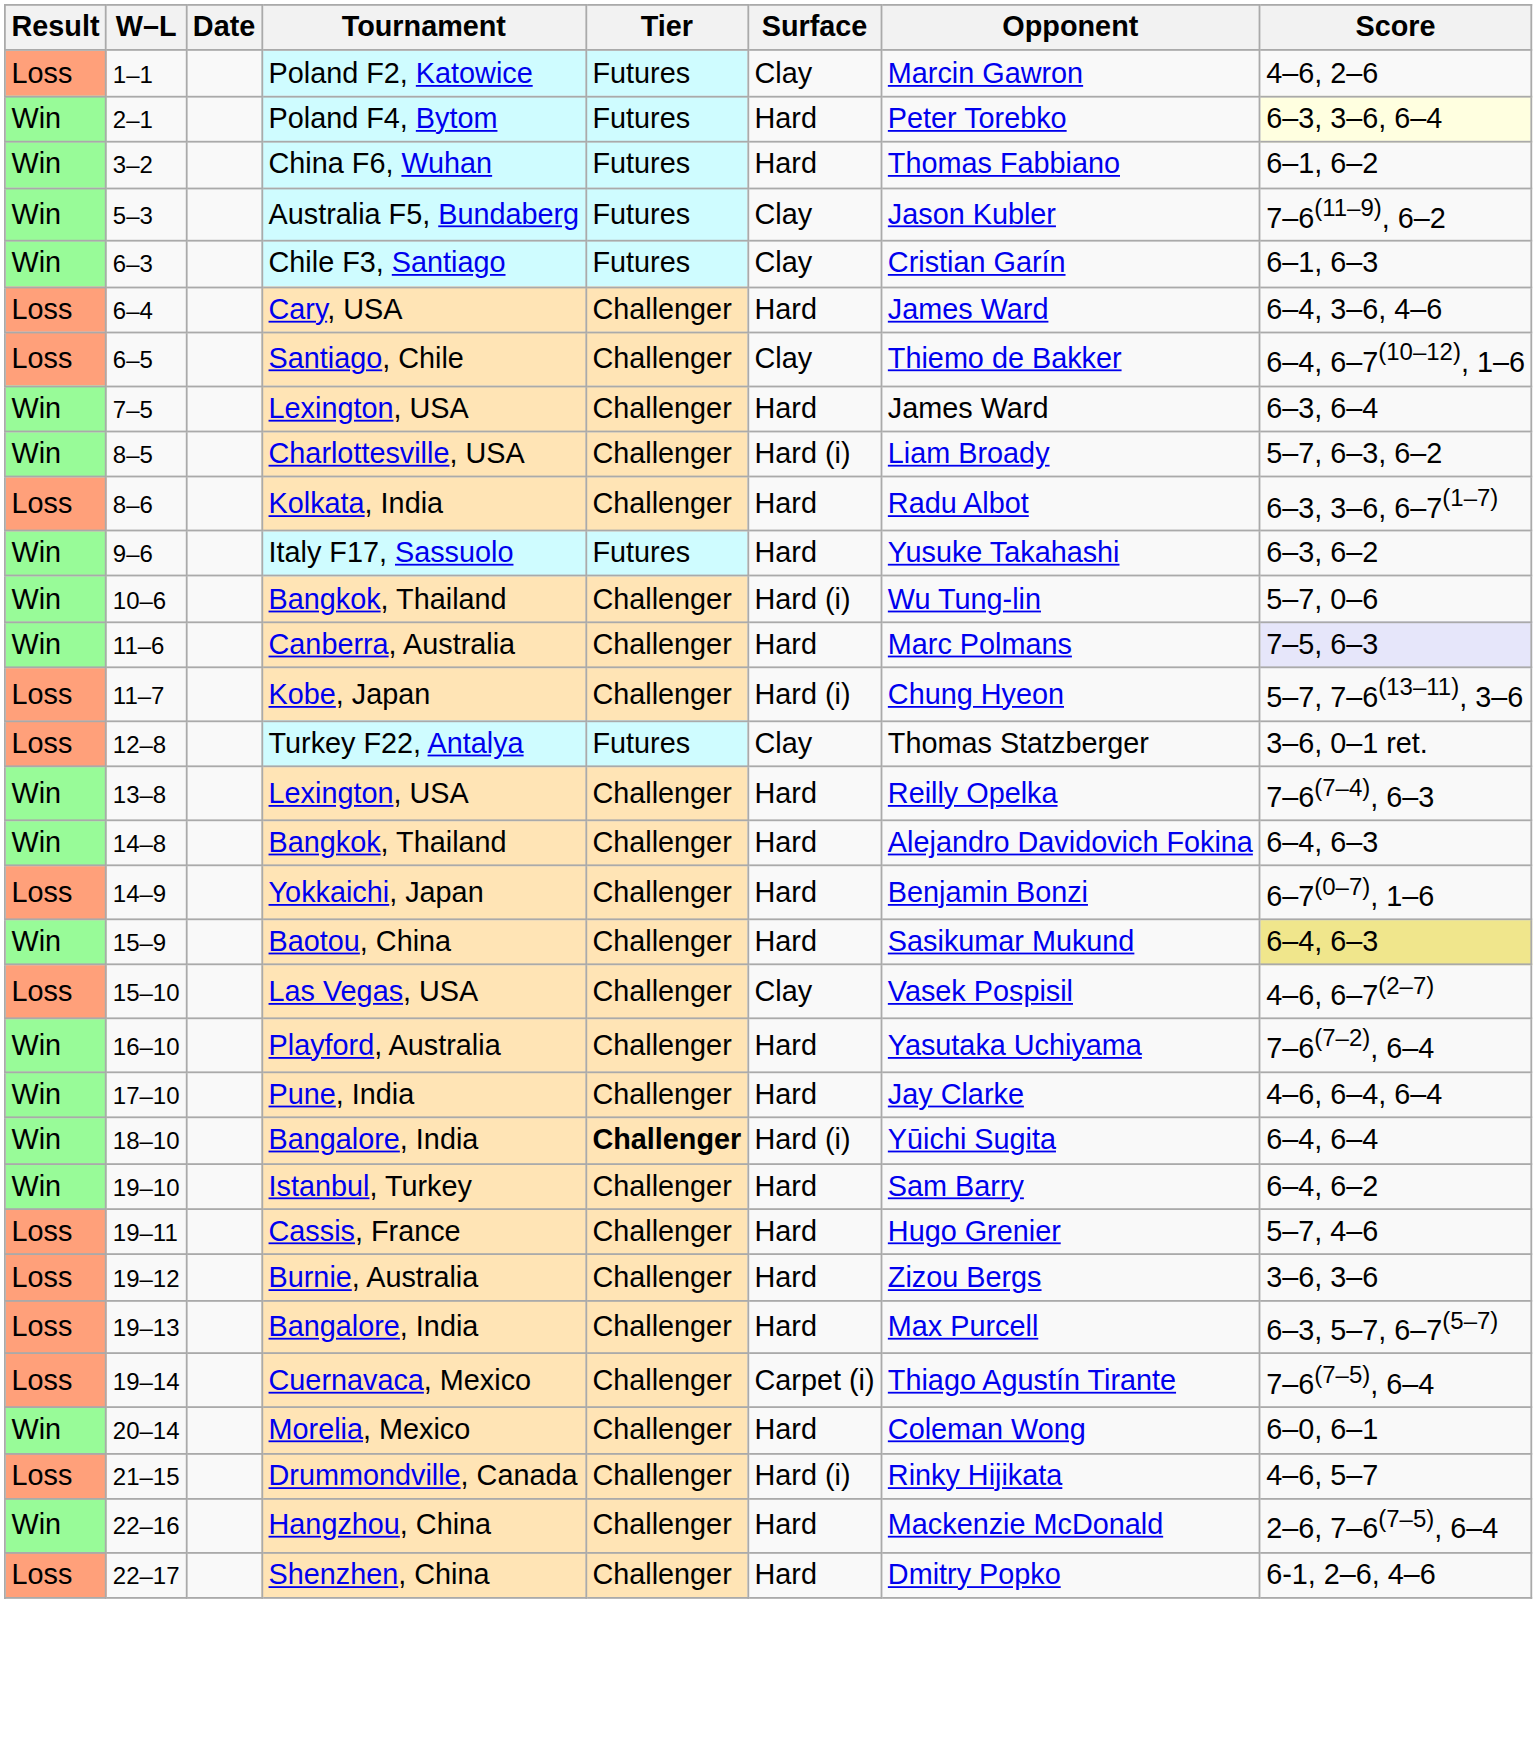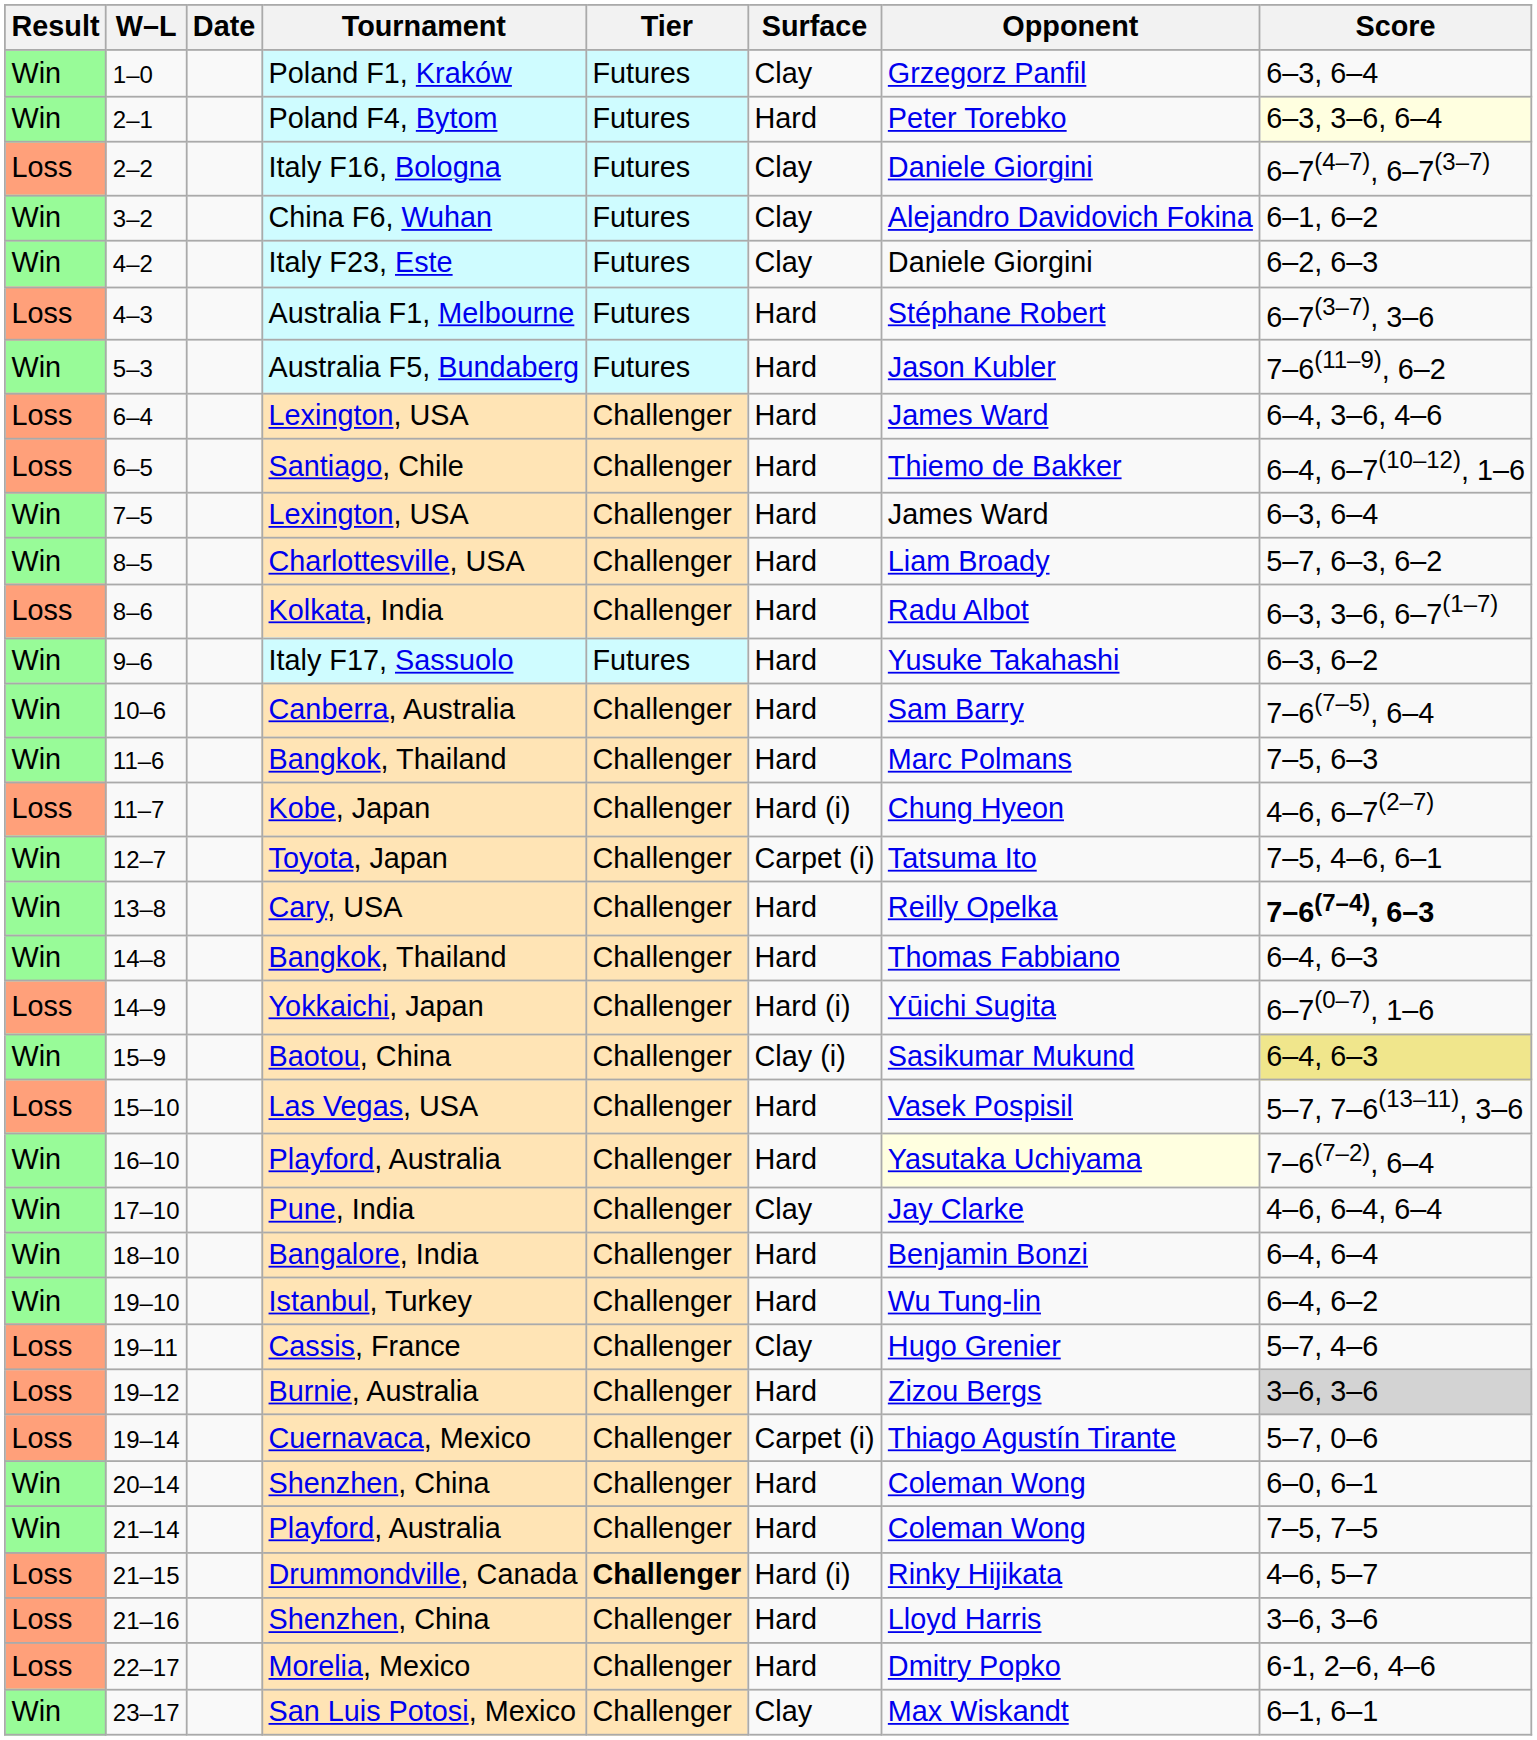+ row: (133, 74)
- row: (133, 74)
+ row: (133, 170)
(786, 164) Hard -> (783, 217) Clay
(1004, 164) Thomas Fabbiano -> (1070, 217) Alejandro Davidovich Fokina
+ row: (133, 265)
+ row: (133, 314)
(783, 213) Clay -> (786, 366) Hard
- row: (133, 265)
(335, 309) Cary, USA -> (369, 416) Lexington, USA
(783, 358) Clay -> (786, 465) Hard
(803, 453) Hard (i) -> (786, 560) Hard
(388, 598) Bangkok, Thailand -> (392, 709) Canberra, Australia
(803, 598) Hard (i) -> (786, 709) Hard
(964, 598) Wu Tung-lin -> (956, 709) Sam Barry
(1322, 598) 5–7, 0–6 -> (1350, 709) 7–6(7–5), 6–4
(392, 644) Canberra, Australia -> (388, 759) Bangkok, Thailand
(1322, 644) lavender background -> (1322, 759) no background
(1395, 694) 5–7, 7–6(13–11), 3–6 -> (1350, 808) 4–6, 6–7(2–7)
+ row: (140, 860)
- row: (140, 745)
(369, 793) Lexington, USA -> (335, 907) Cary, USA
(1350, 793) normal -> (1350, 907) bold
(1070, 842) Alejandro Davidovich Fokina -> (1004, 957) Thomas Fabbiano
(786, 892) Hard -> (803, 1007) Hard (i)
(988, 892) Benjamin Bonzi -> (972, 1007) Yūichi Sugita
(786, 941) Hard -> (800, 1056) Clay (i)
(783, 991) Clay -> (786, 1106) Hard
(1350, 991) 4–6, 6–7(2–7) -> (1395, 1106) 5–7, 7–6(13–11), 3–6
(1015, 1044) no background -> (1015, 1159) lightyellow background
(786, 1094) Hard -> (783, 1209) Clay
(667, 1140) bold -> (662, 1254) normal
(803, 1140) Hard (i) -> (786, 1254) Hard
(972, 1140) Yūichi Sugita -> (988, 1254) Benjamin Bonzi
(956, 1185) Sam Barry -> (964, 1300) Wu Tung-lin
(786, 1231) Hard -> (783, 1346) Clay
(1322, 1277) no background -> (1322, 1391) lightgrey background
- row: (146, 1328)
(1350, 1380) 7–6(7–5), 6–4 -> (1322, 1437) 5–7, 0–6
(369, 1429) Morelia, Mexico -> (379, 1483) Shenzhen, China
+ row: (146, 1530)
(662, 1475) normal -> (667, 1574) bold
+ row: (146, 1622)
- row: (146, 1526)
(379, 1574) Shenzhen, China -> (369, 1665) Morelia, Mexico
+ row: (146, 1713)
